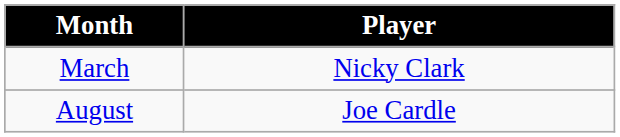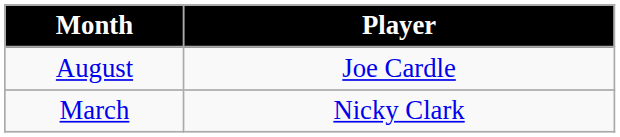rows swapped: (94, 110) <-> (94, 68)
